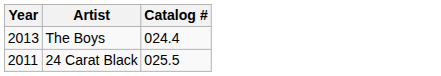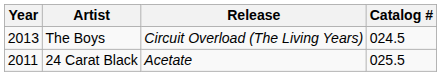+ column: (254, 15)
(162, 37) 024.4 -> (387, 37) 024.5
